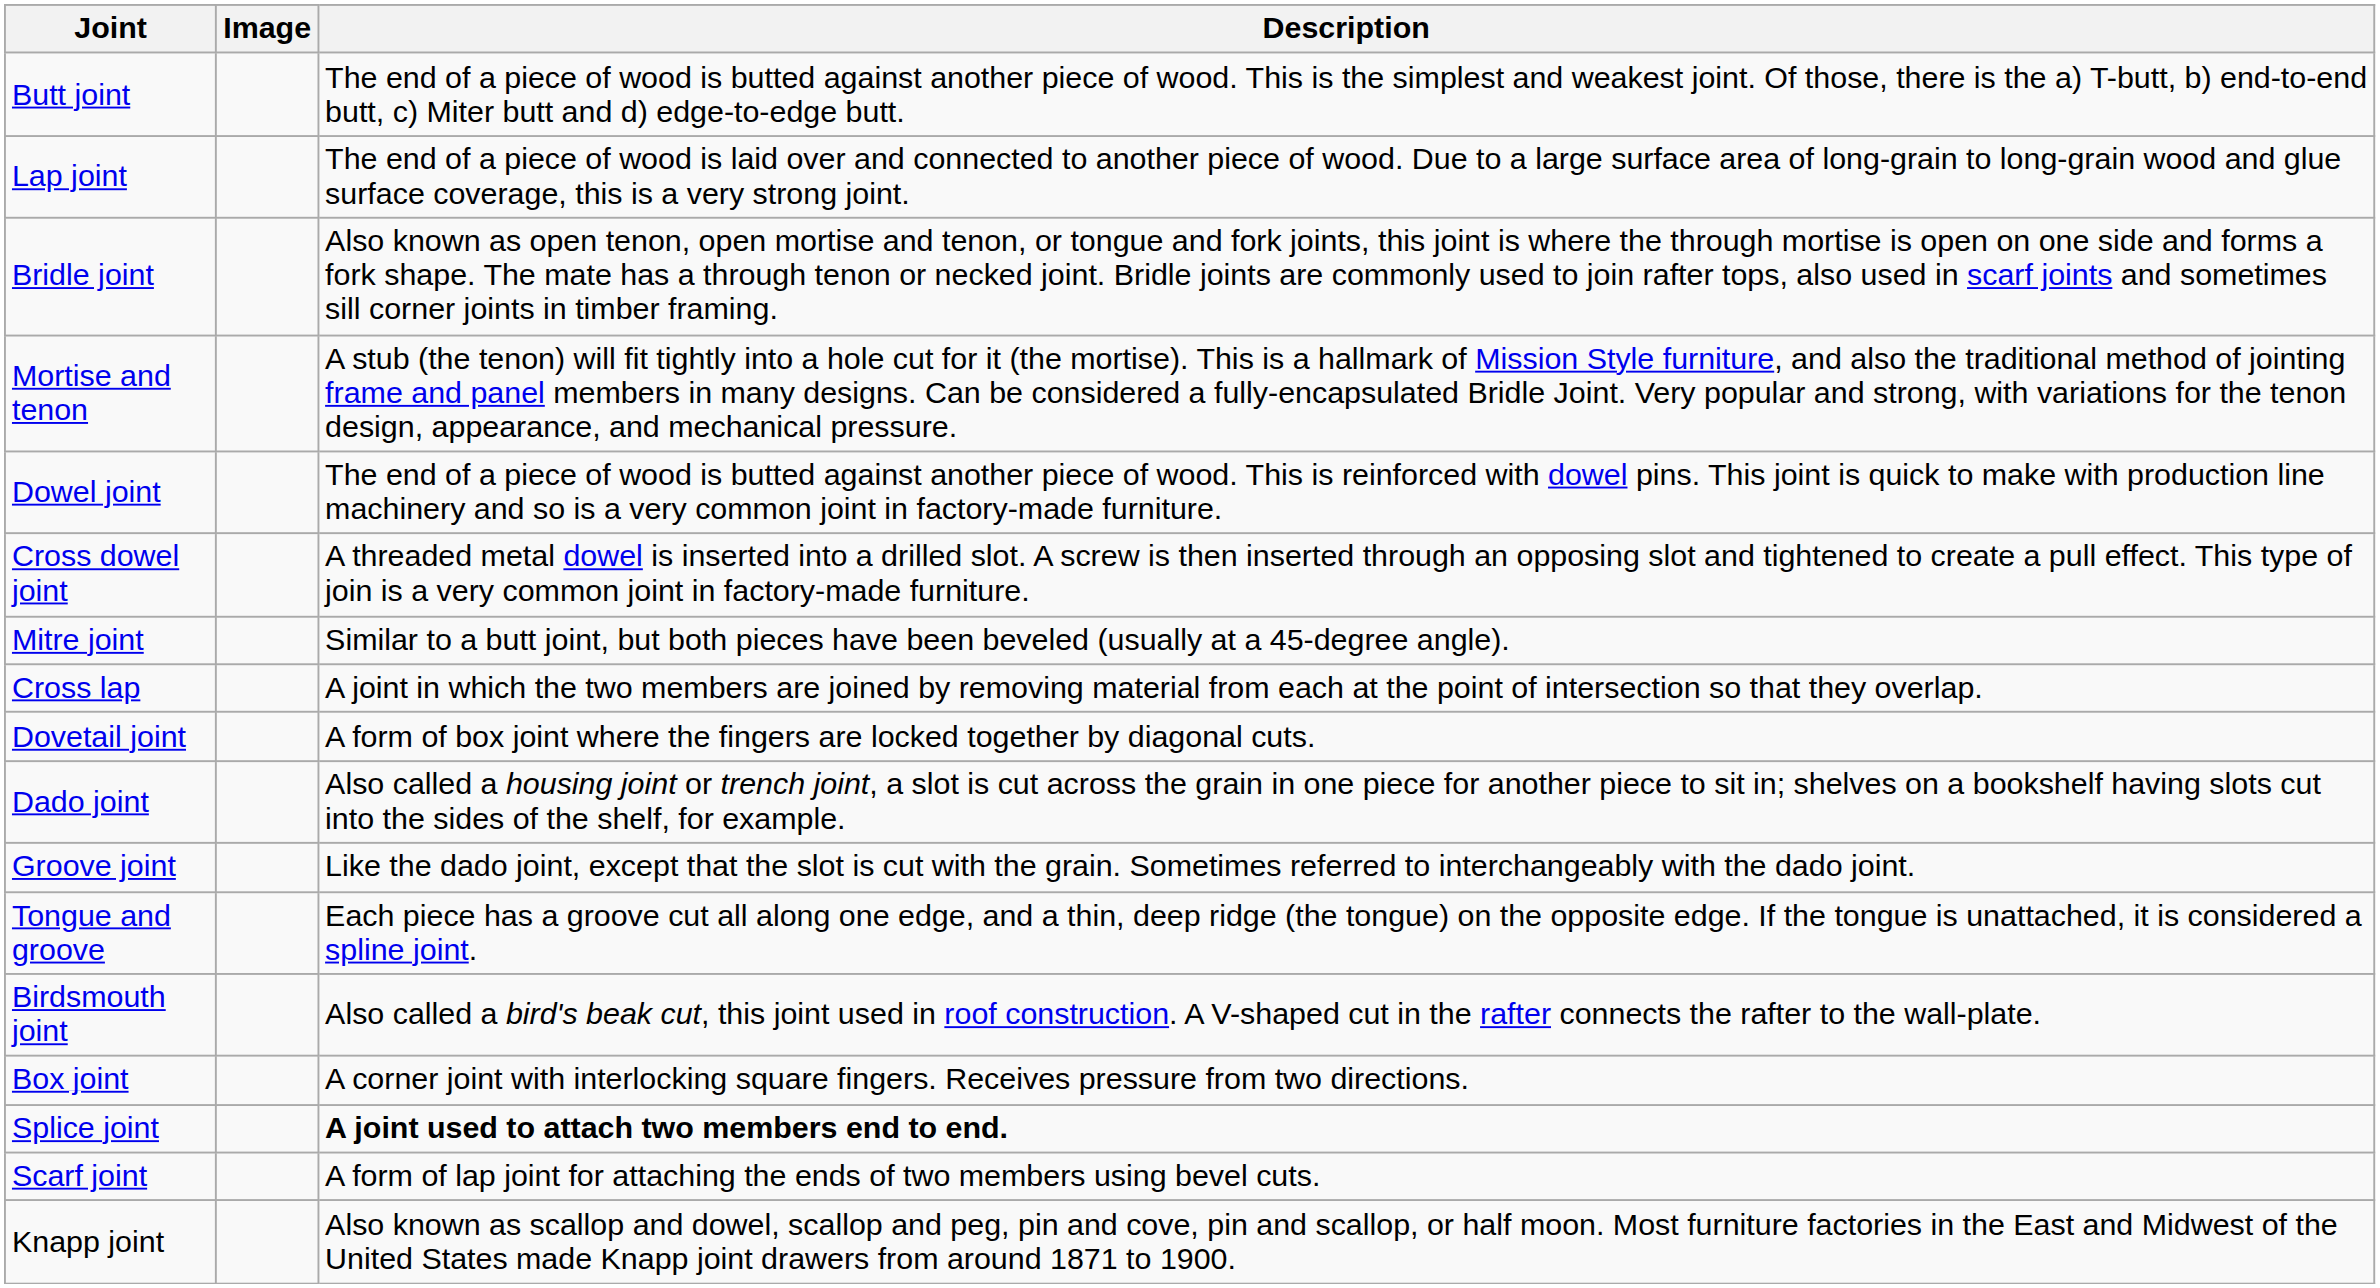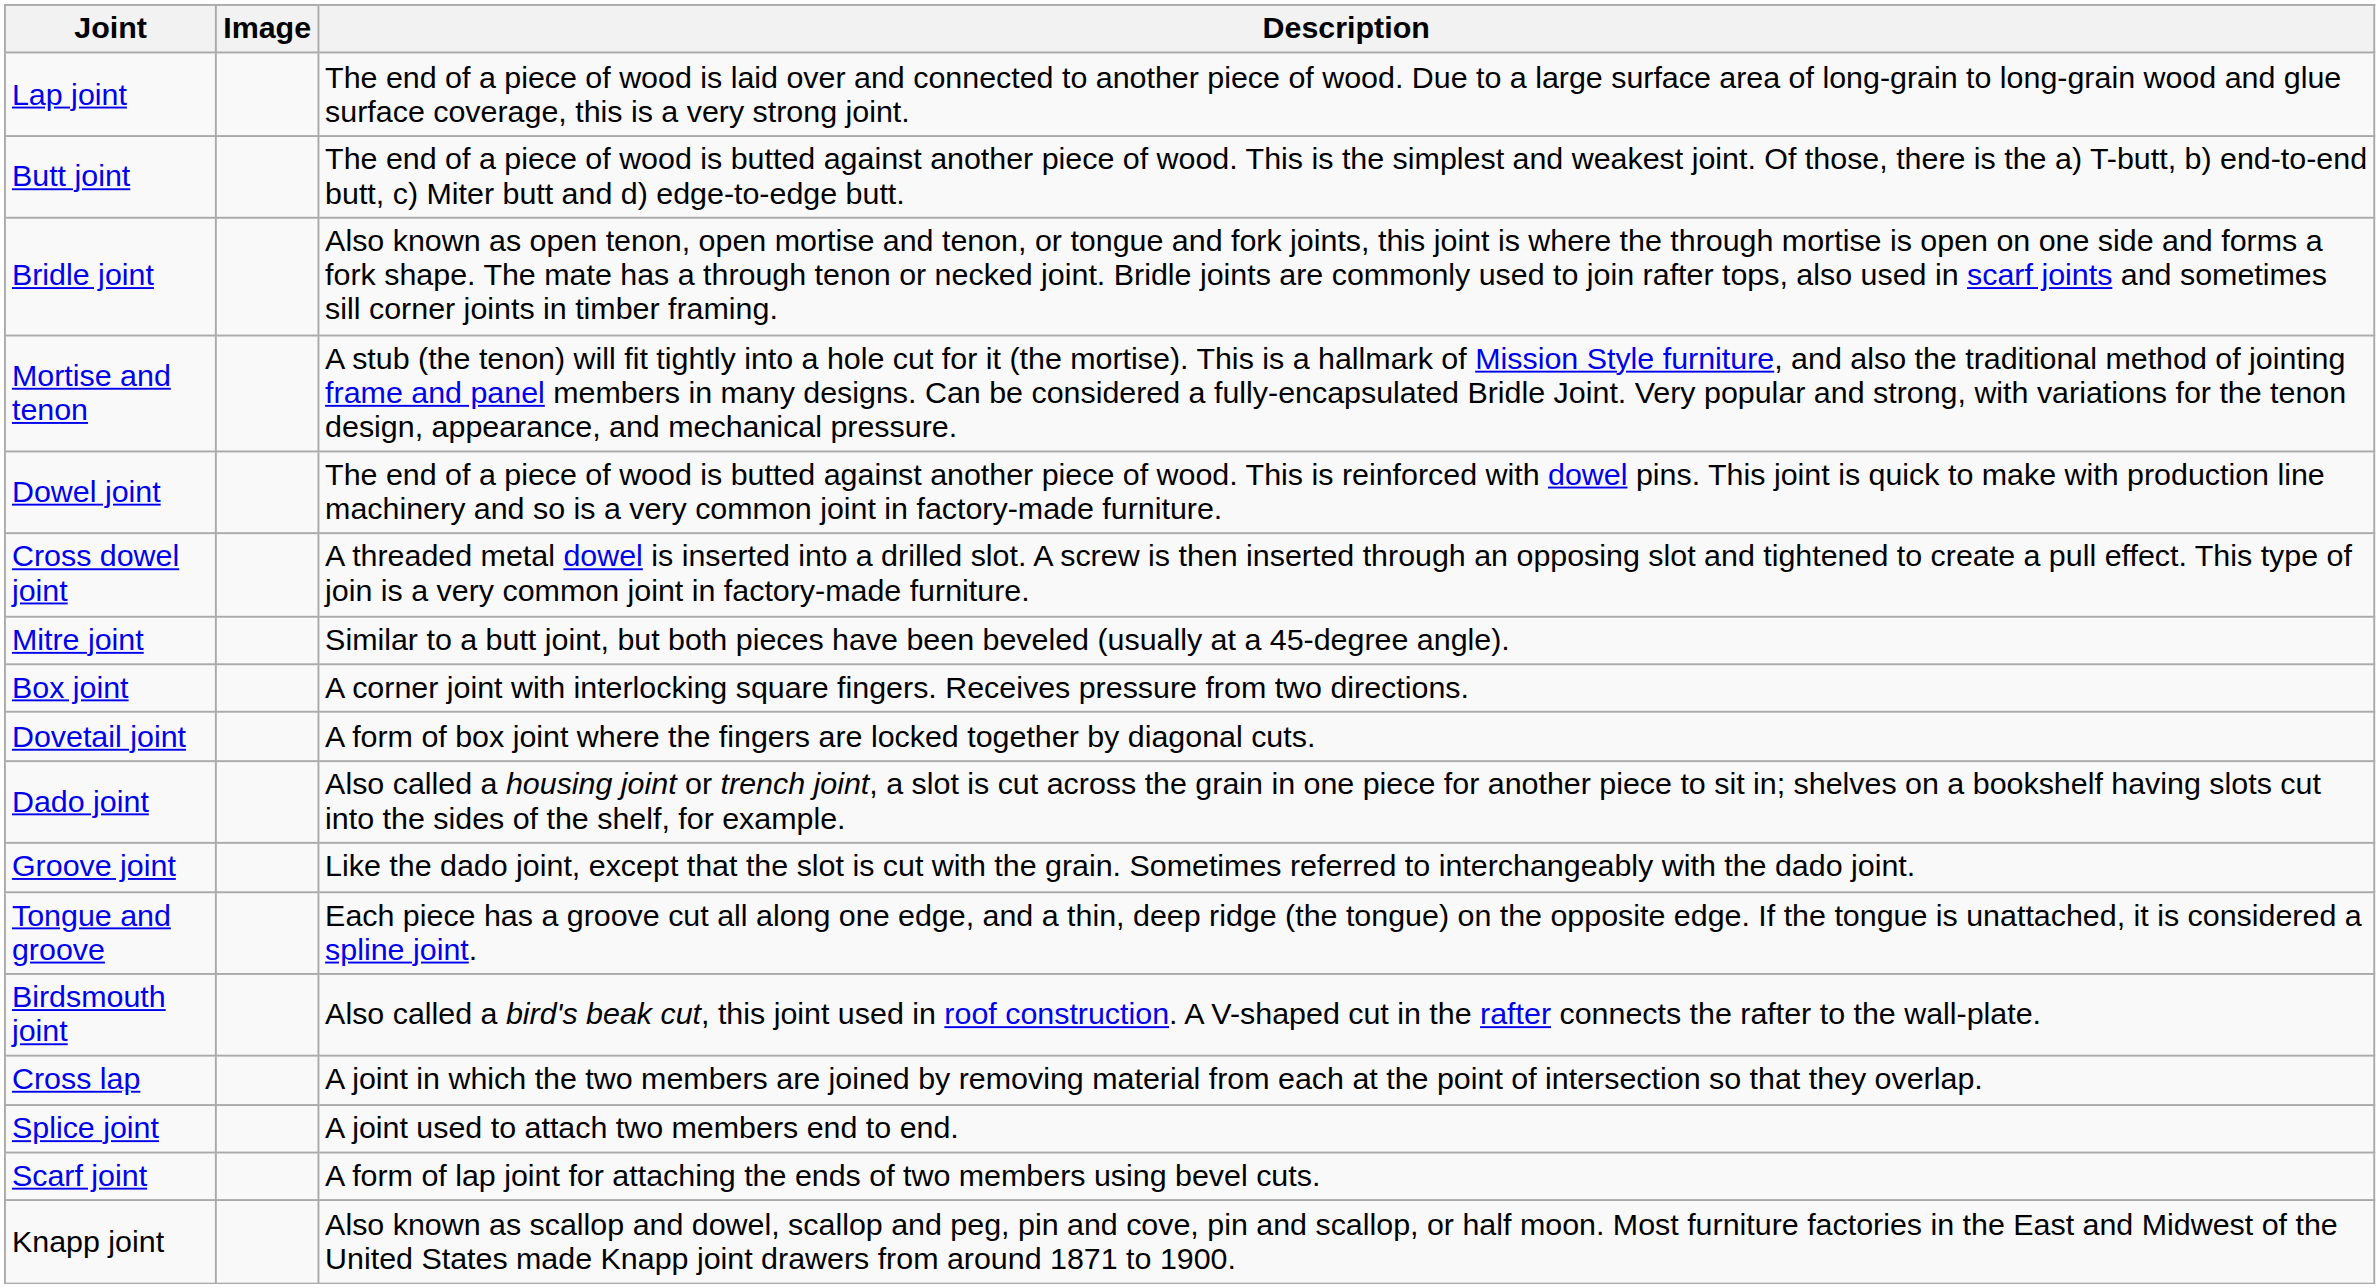rows swapped: (71, 93) <-> (69, 176)
rows swapped: (70, 1079) <-> (76, 687)
(667, 1127) bold -> (642, 1127) normal
